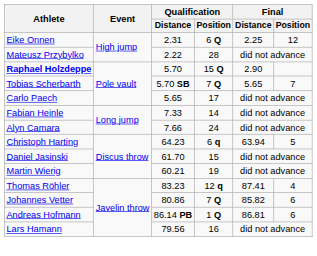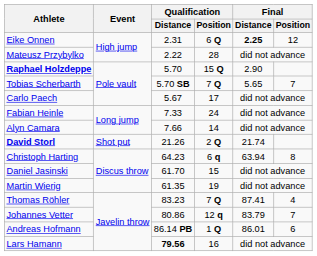(253, 40) normal -> (253, 40) bold
(173, 99) 5.65 -> (173, 99) 5.67
(214, 113) 14 -> (214, 113) 24
(214, 128) 24 -> (214, 128) 14
+ row: (31, 142)
(293, 142) 5 -> (293, 157) 8
(173, 171) 60.21 -> (173, 186) 61.35
(214, 186) 12 q -> (214, 200) 7 Q
(214, 200) 7 Q -> (214, 215) 12 q
(253, 200) 85.82 -> (253, 215) 83.79
(293, 200) 6 -> (293, 215) 7
(253, 215) 86.81 -> (253, 230) 86.01
(173, 230) normal -> (173, 244) bold
